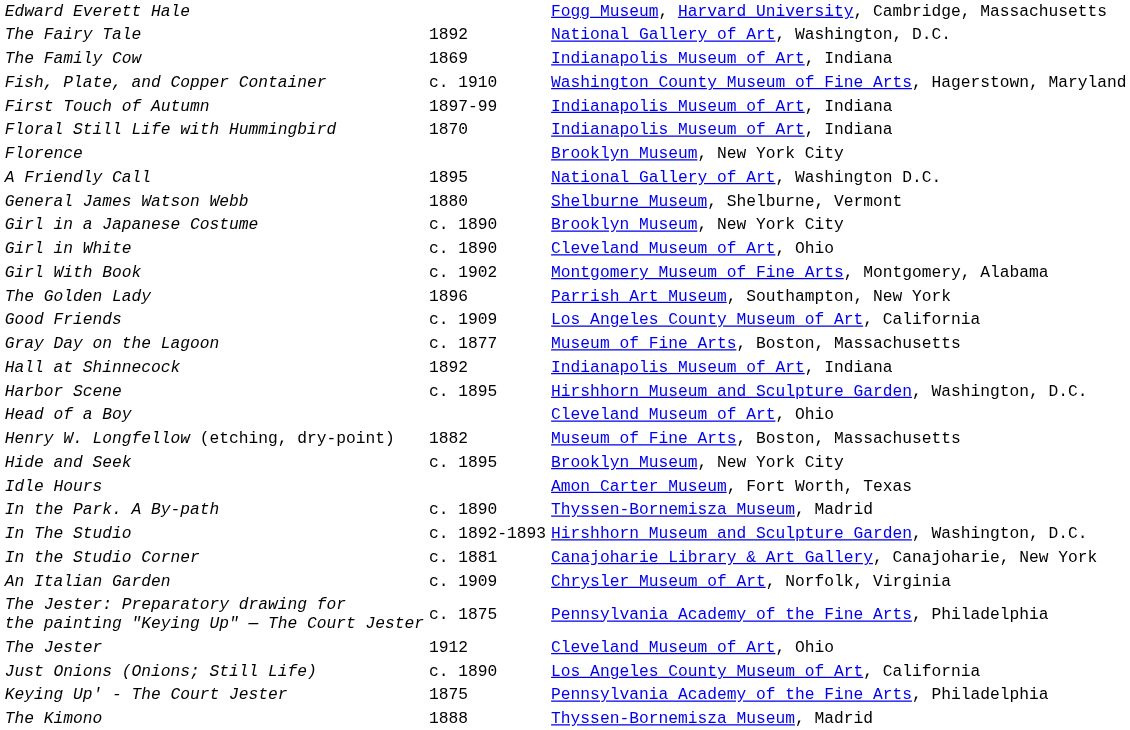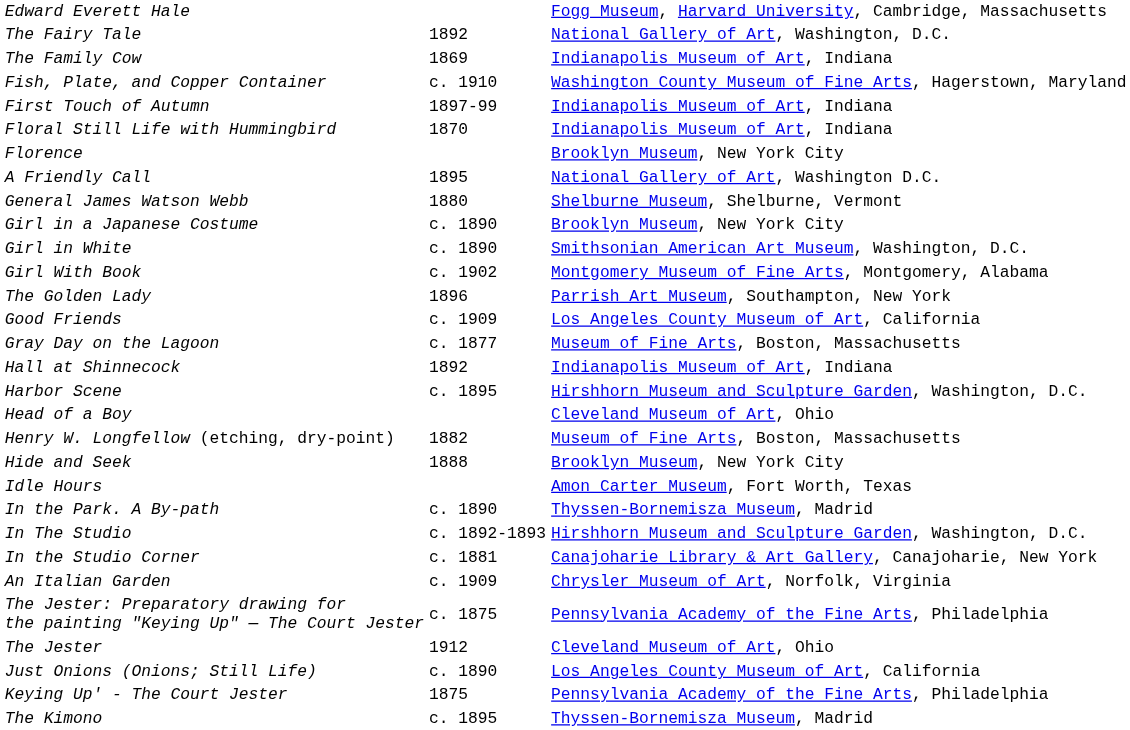(693, 249) Cleveland Museum of Art, Ohio -> (790, 249) Smithsonian American Art Museum, Washington, D.C.
(463, 462) c. 1895 -> (449, 462) 1888
(449, 719) 1888 -> (463, 719) c. 1895
